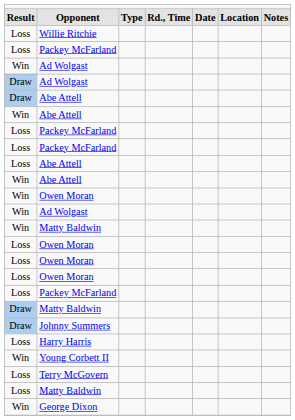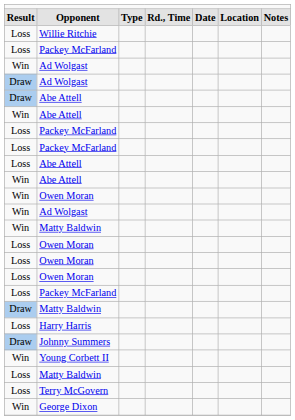rows swapped: (21, 342) <-> (21, 325)
rows swapped: (21, 390) <-> (21, 374)
